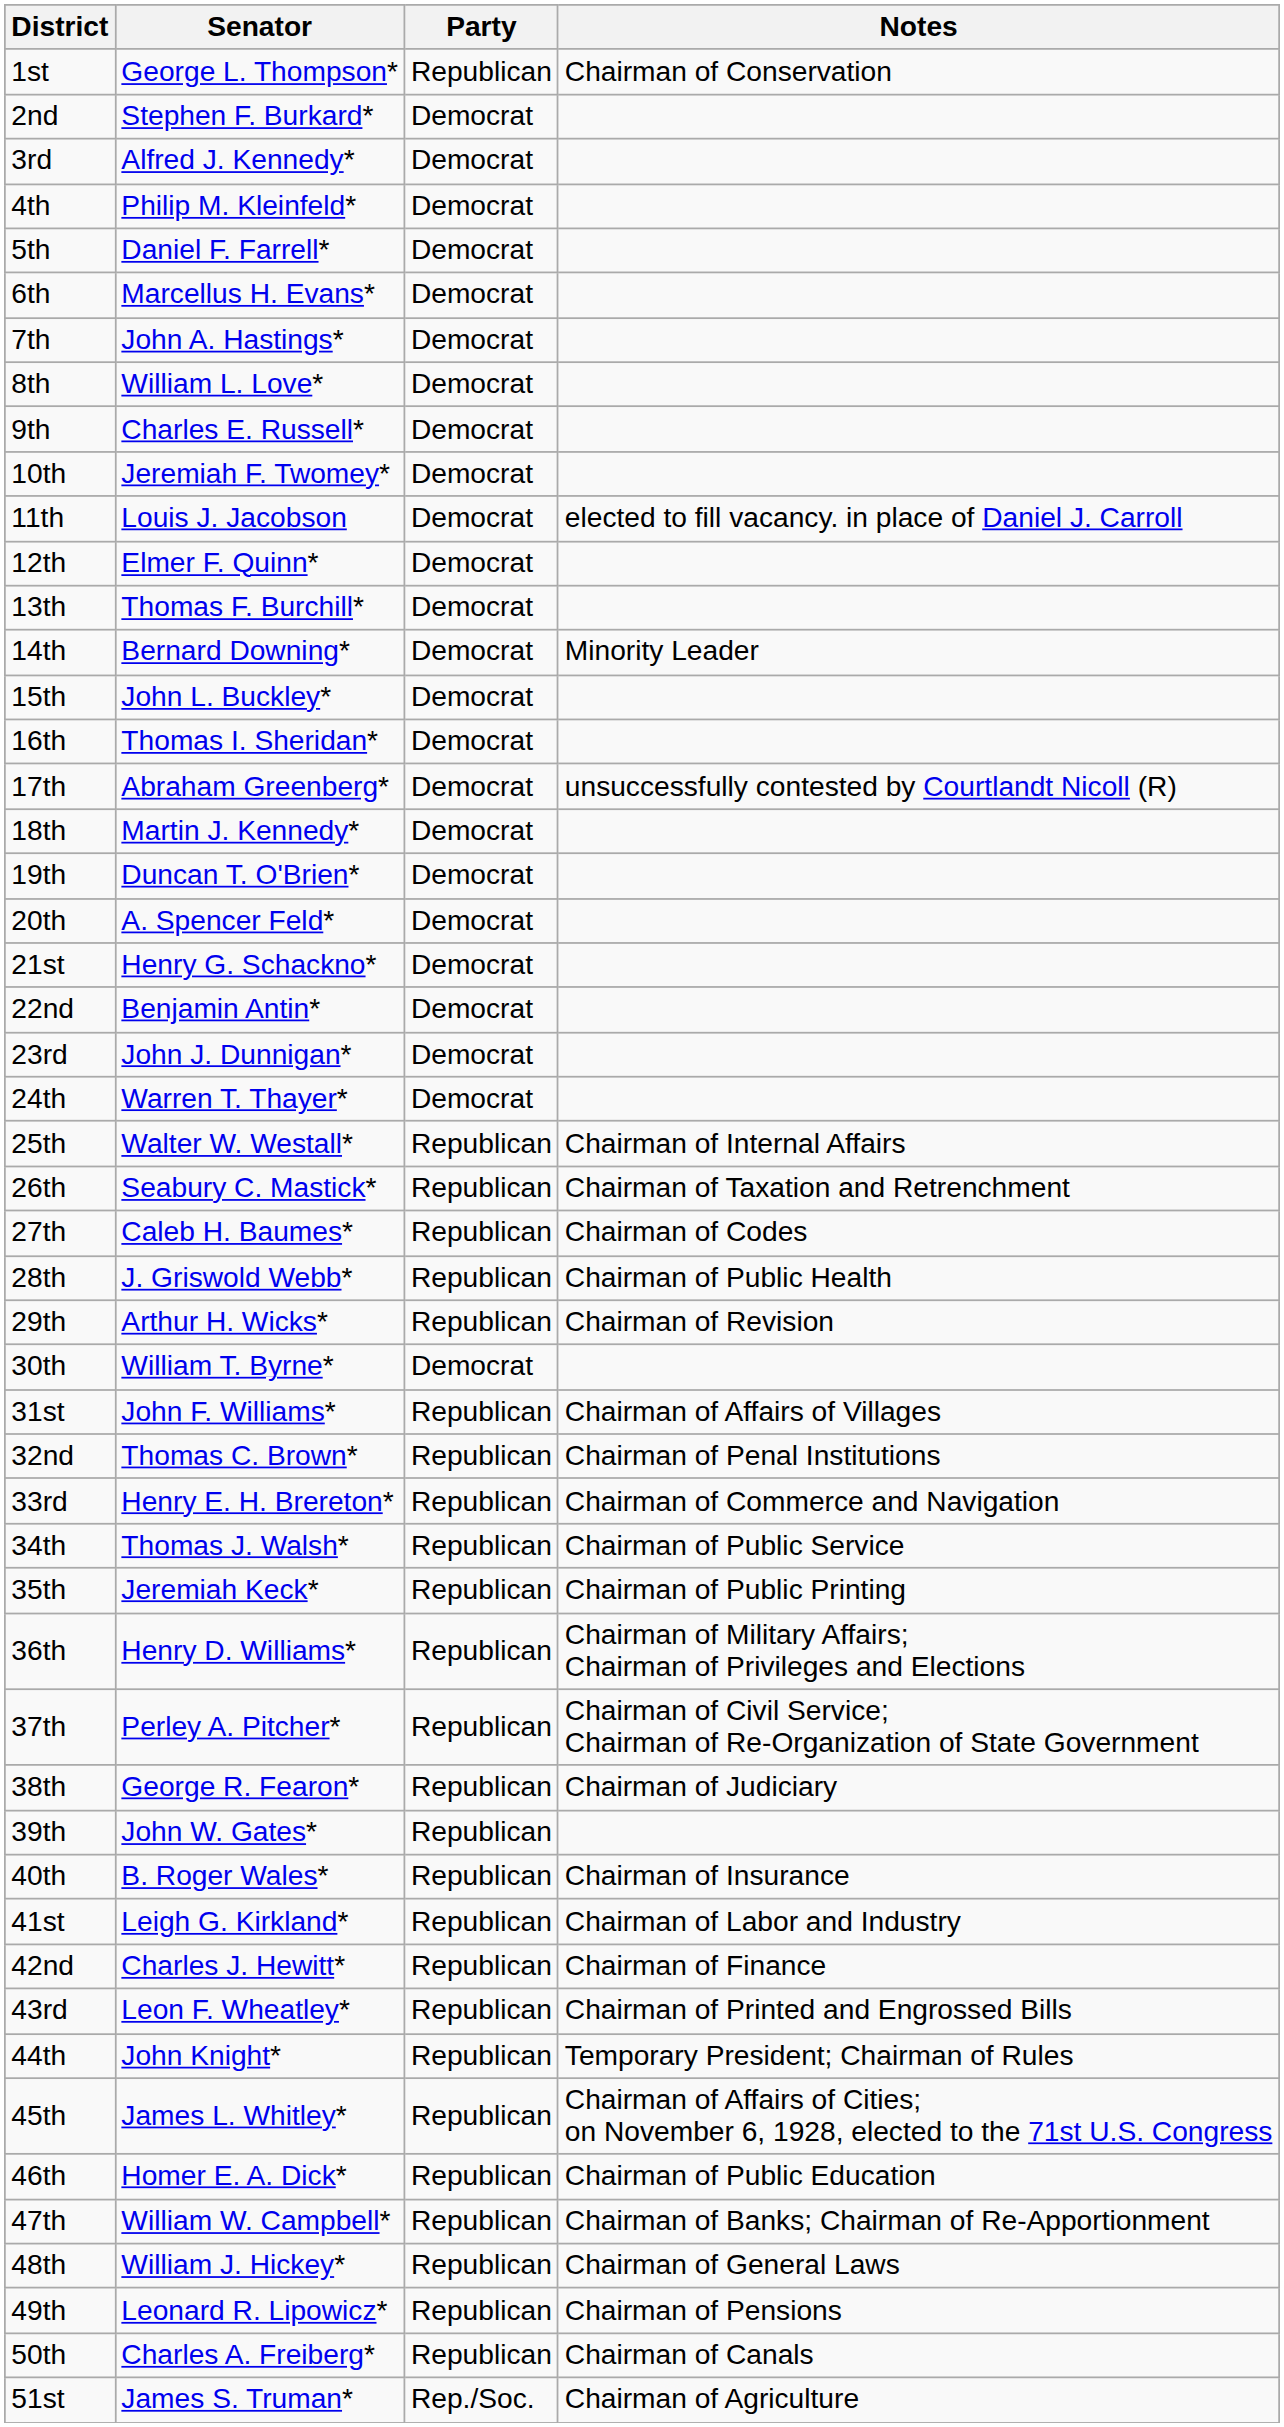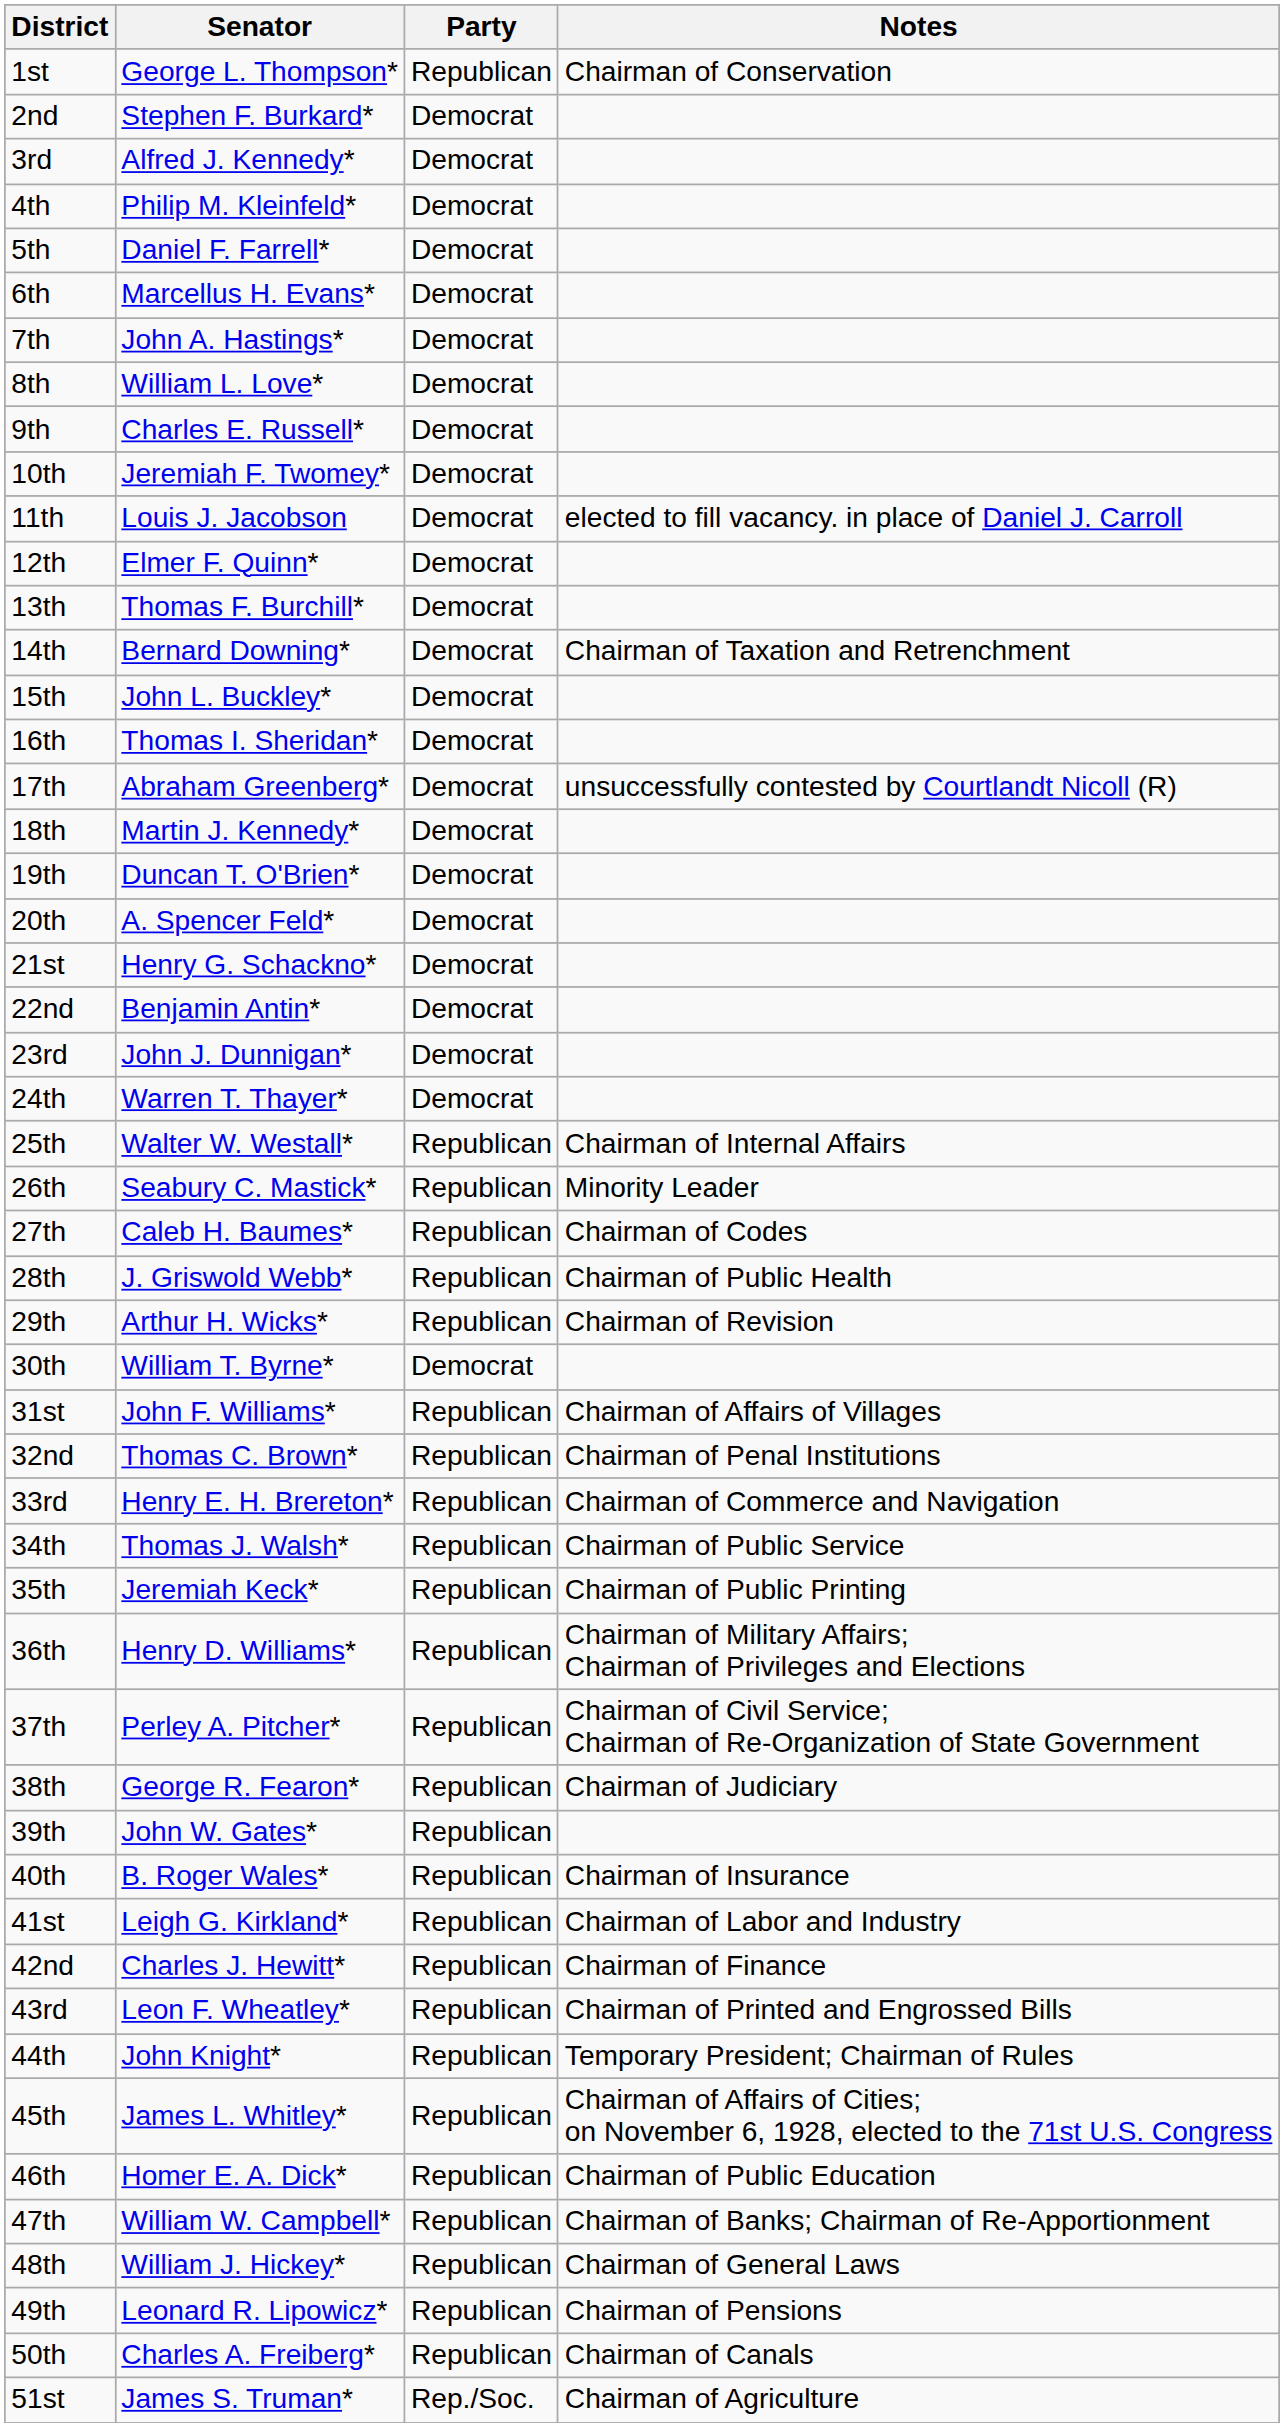(662, 652) Minority Leader -> (817, 652) Chairman of Taxation and Retrenchment
(817, 1187) Chairman of Taxation and Retrenchment -> (662, 1187) Minority Leader
